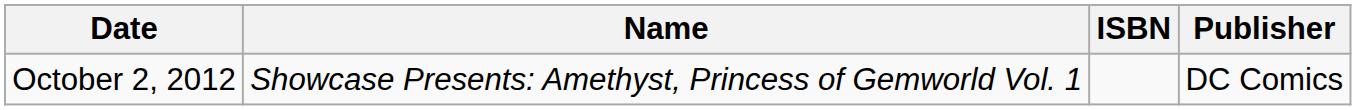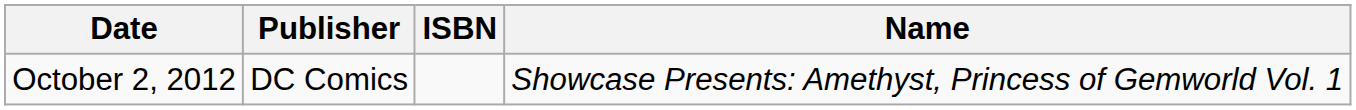columns swapped: (666, 29) <-> (1264, 29)
